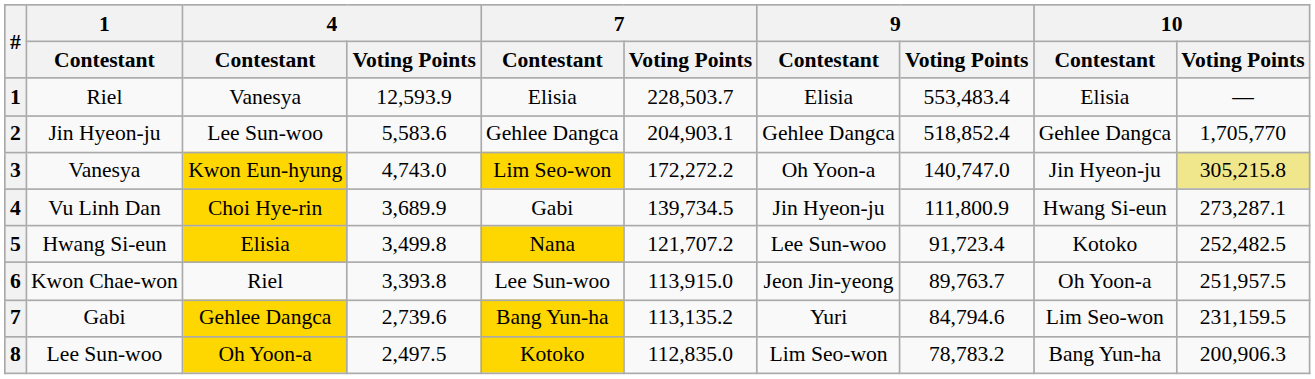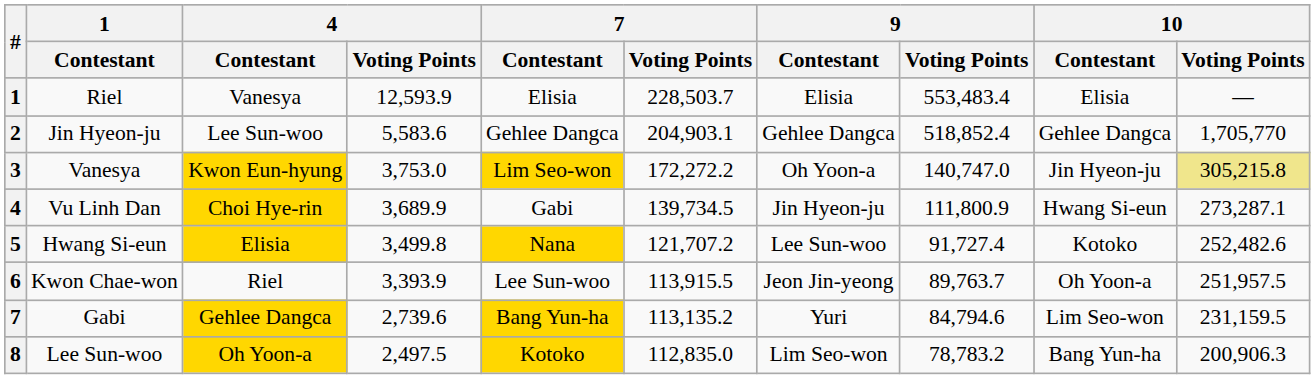(414, 170) 4,743.0 -> (414, 170) 3,753.0
(967, 243) 91,723.4 -> (967, 243) 91,727.4
(1243, 243) 252,482.5 -> (1243, 243) 252,482.6
(414, 280) 3,393.8 -> (414, 280) 3,393.9
(690, 280) 113,915.0 -> (690, 280) 113,915.5
